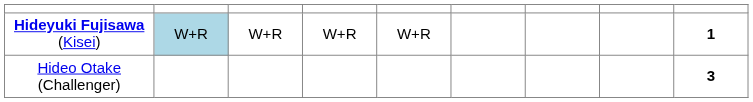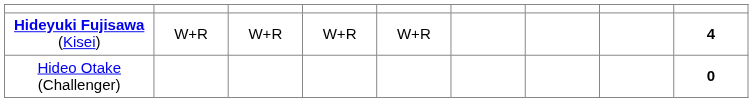(191, 34) lightblue background -> (191, 34) no background
(711, 34) 1 -> (711, 34) 4
(711, 76) 3 -> (711, 76) 0
